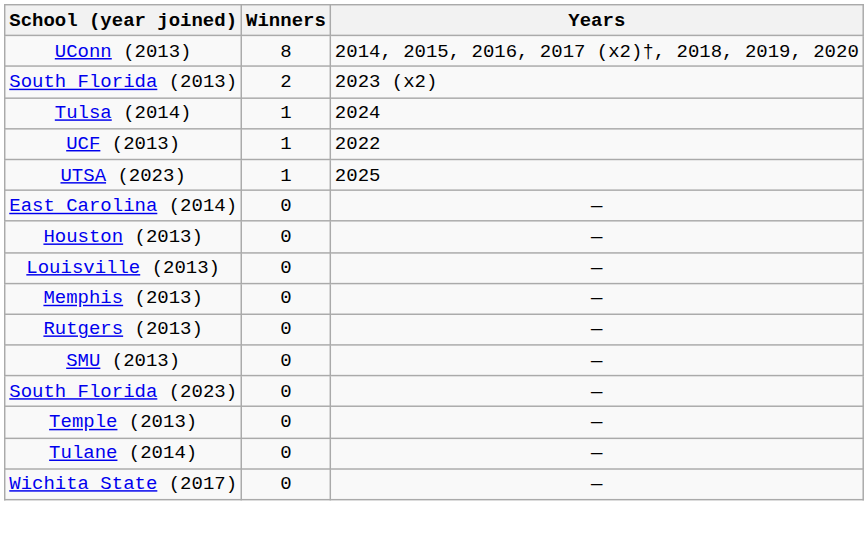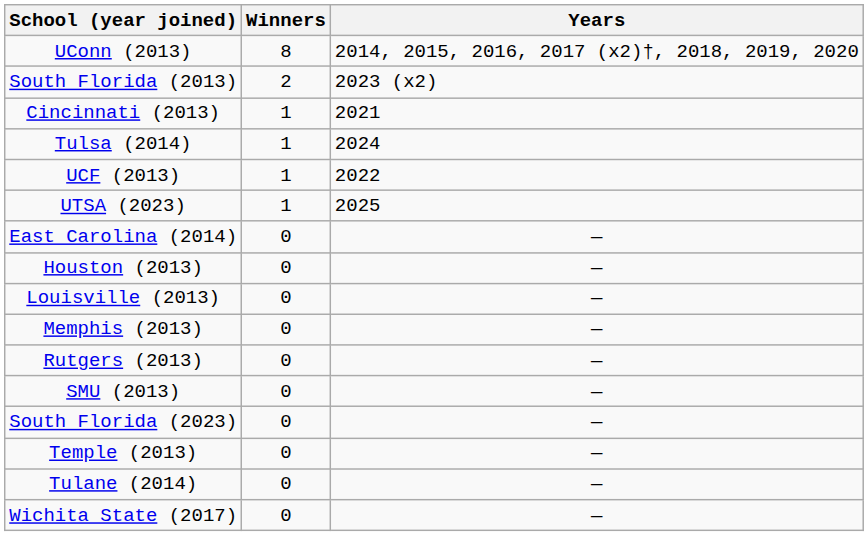+ row: (123, 113)
